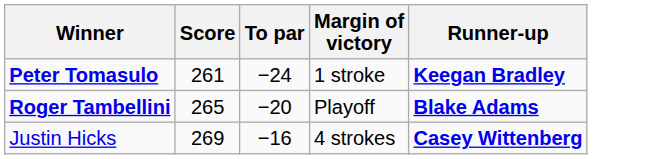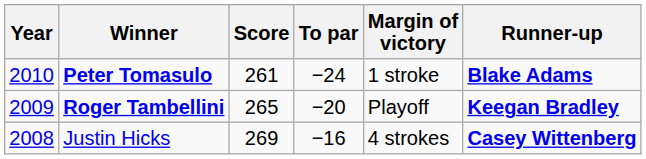+ column: (32, 32)
(489, 75) Keegan Bradley -> (530, 75) Blake Adams
(476, 107) Blake Adams -> (543, 107) Keegan Bradley
